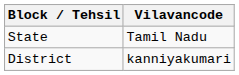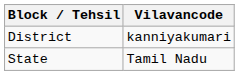rows swapped: (40, 59) <-> (28, 37)
